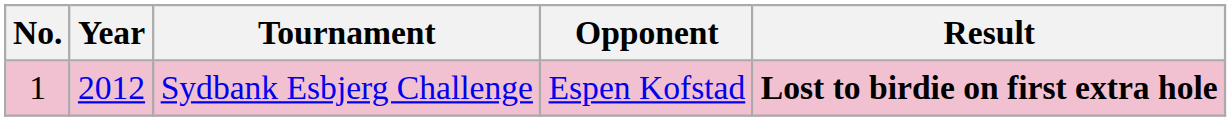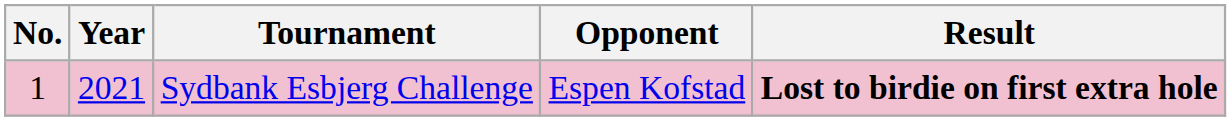(111, 87) 2012 -> (111, 87) 2021
